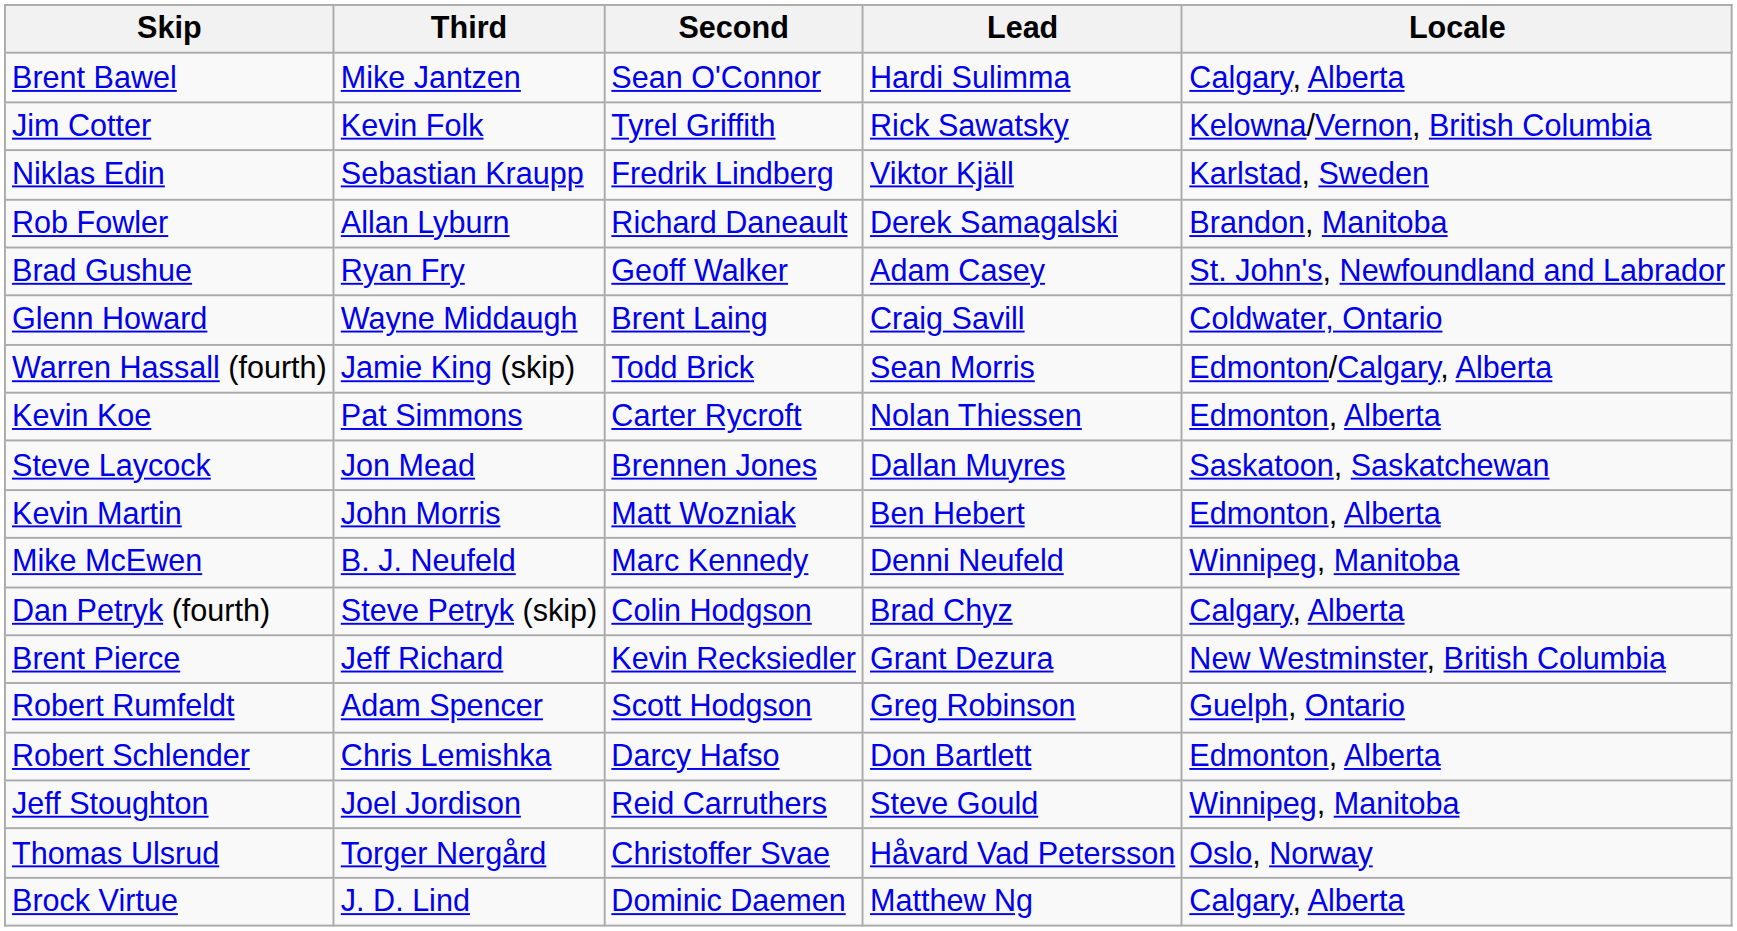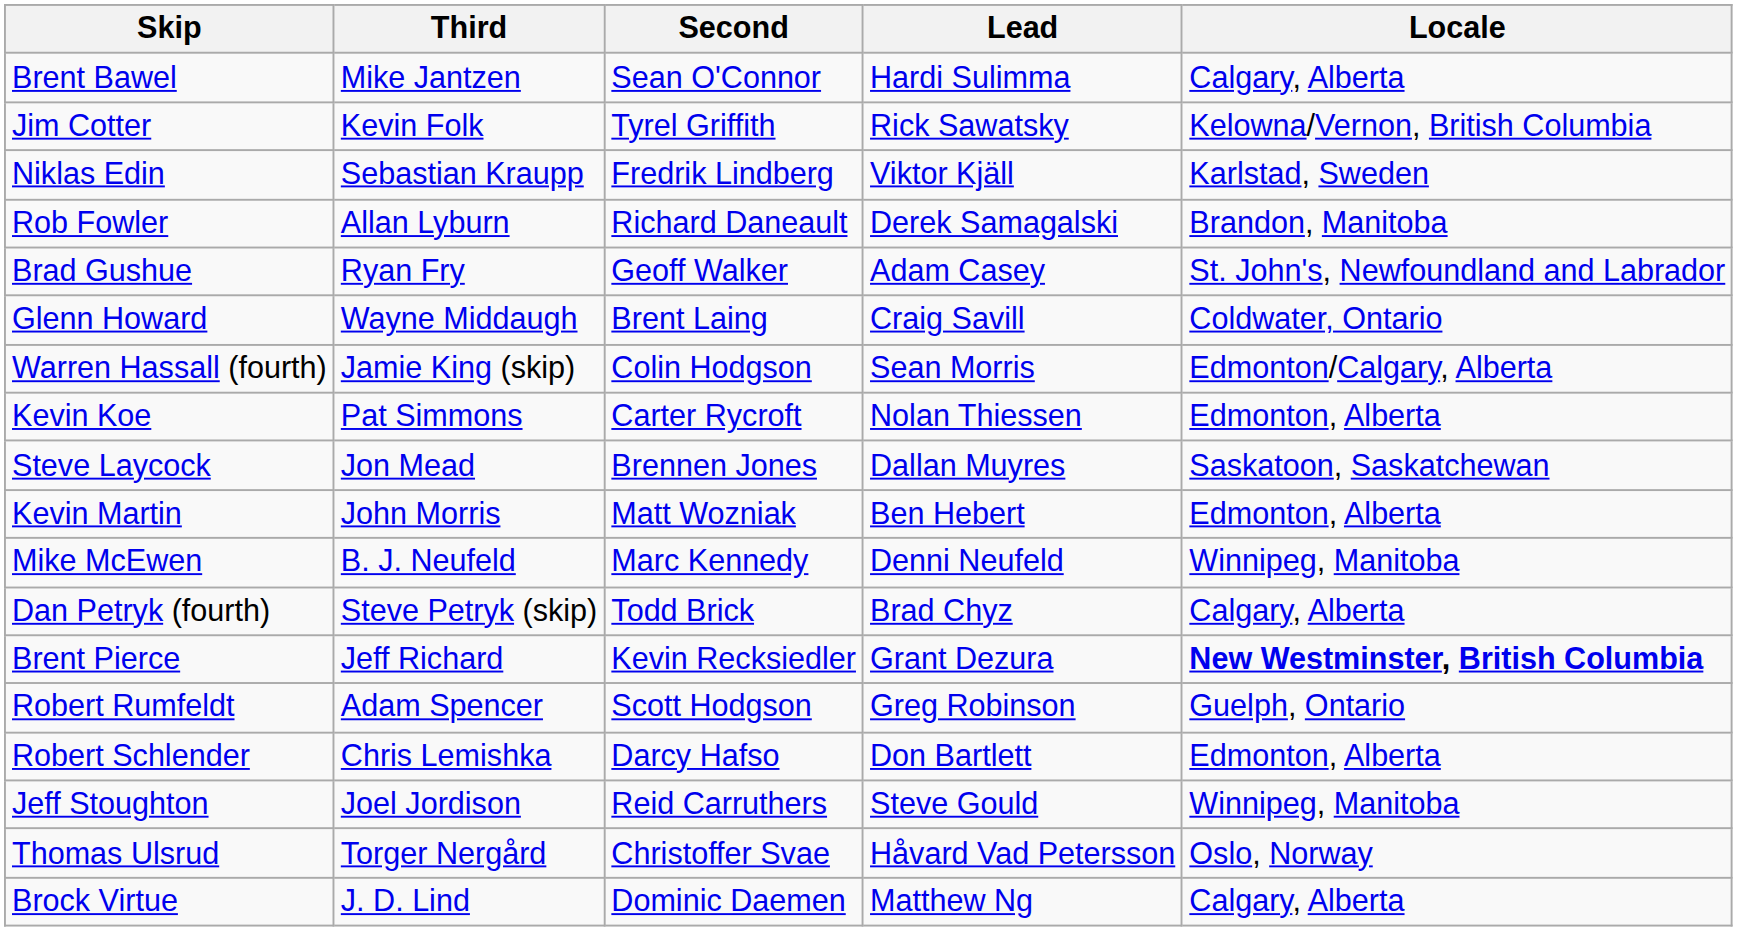(683, 367) Todd Brick -> (712, 367) Colin Hodgson
(712, 610) Colin Hodgson -> (683, 610) Todd Brick
(1428, 658) normal -> (1446, 658) bold
